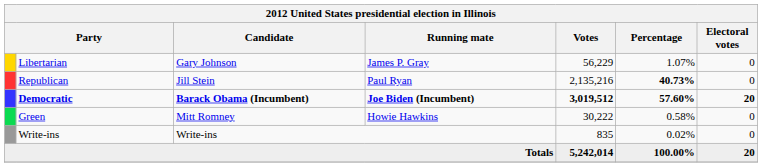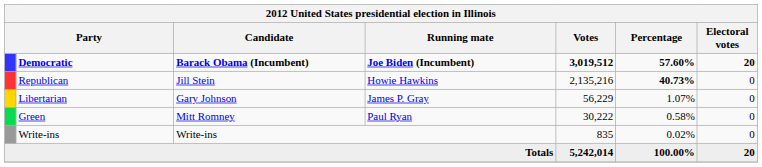rows swapped: (45, 98) <-> (43, 62)
(390, 80) Paul Ryan -> (403, 80) Howie Hawkins
(403, 116) Howie Hawkins -> (390, 116) Paul Ryan
